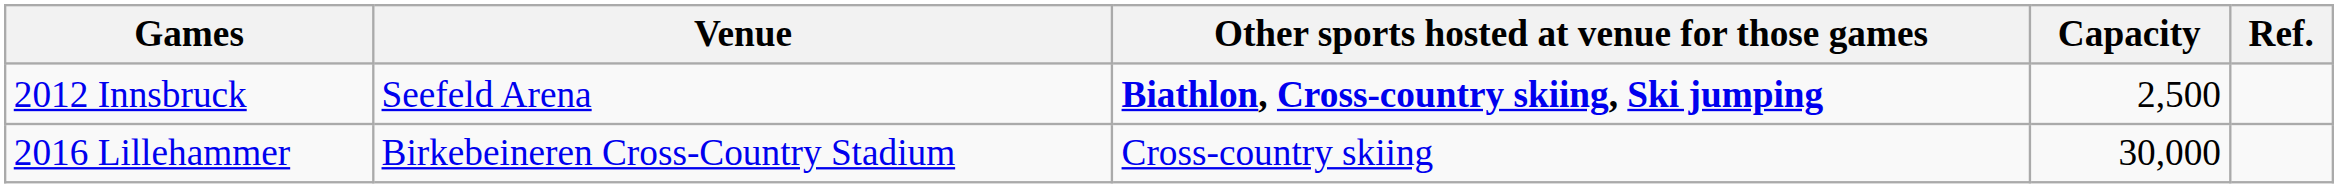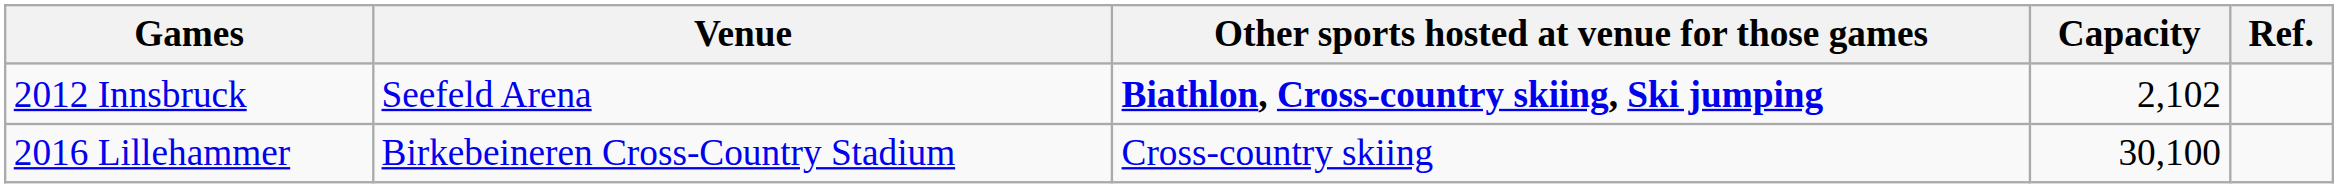(2179, 93) 2,500 -> (2179, 93) 2,102
(2170, 152) 30,000 -> (2170, 152) 30,100
